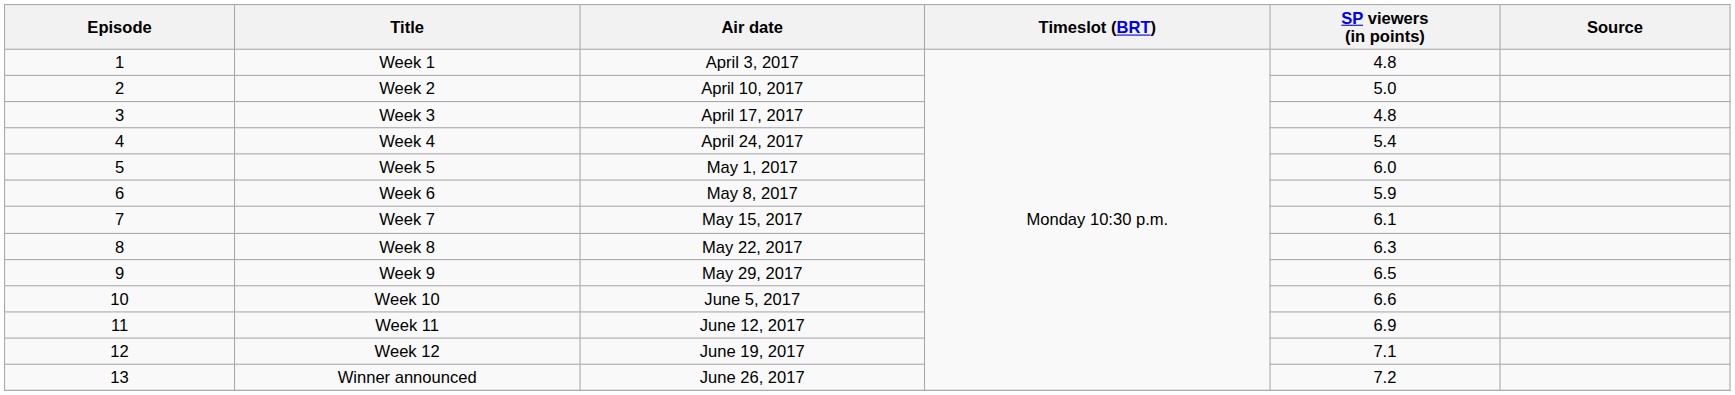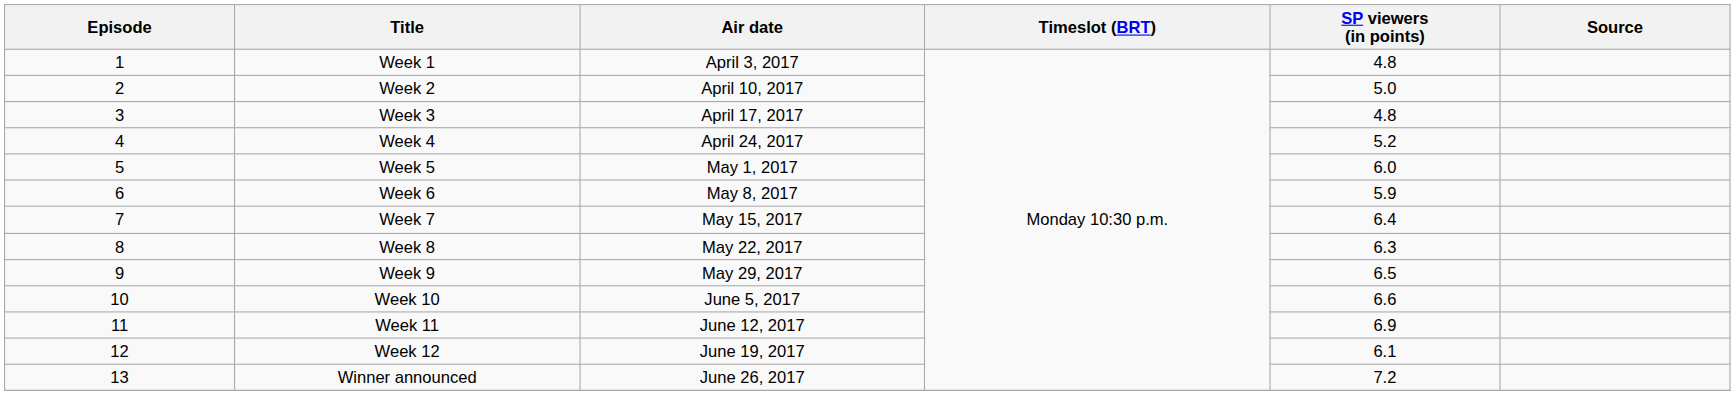(1385, 141) 5.4 -> (1385, 141) 5.2
(1385, 220) 6.1 -> (1385, 220) 6.4
(1385, 351) 7.1 -> (1385, 351) 6.1
